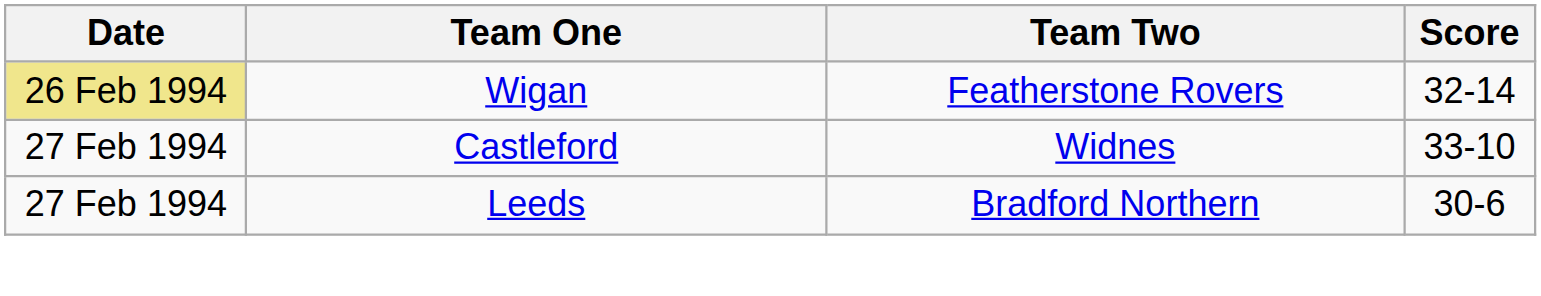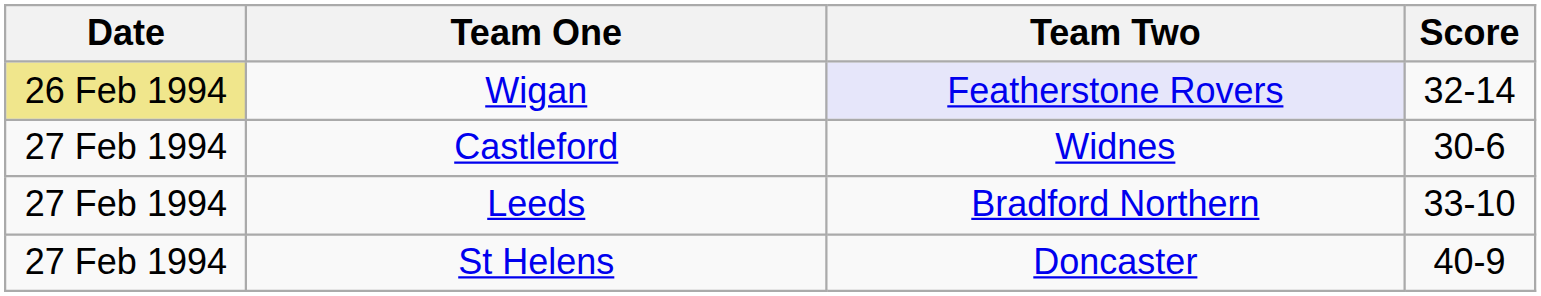(1115, 90) no background -> (1115, 90) lavender background
(1469, 147) 33-10 -> (1469, 147) 30-6
(1469, 204) 30-6 -> (1469, 204) 33-10
+ row: (536, 261)
